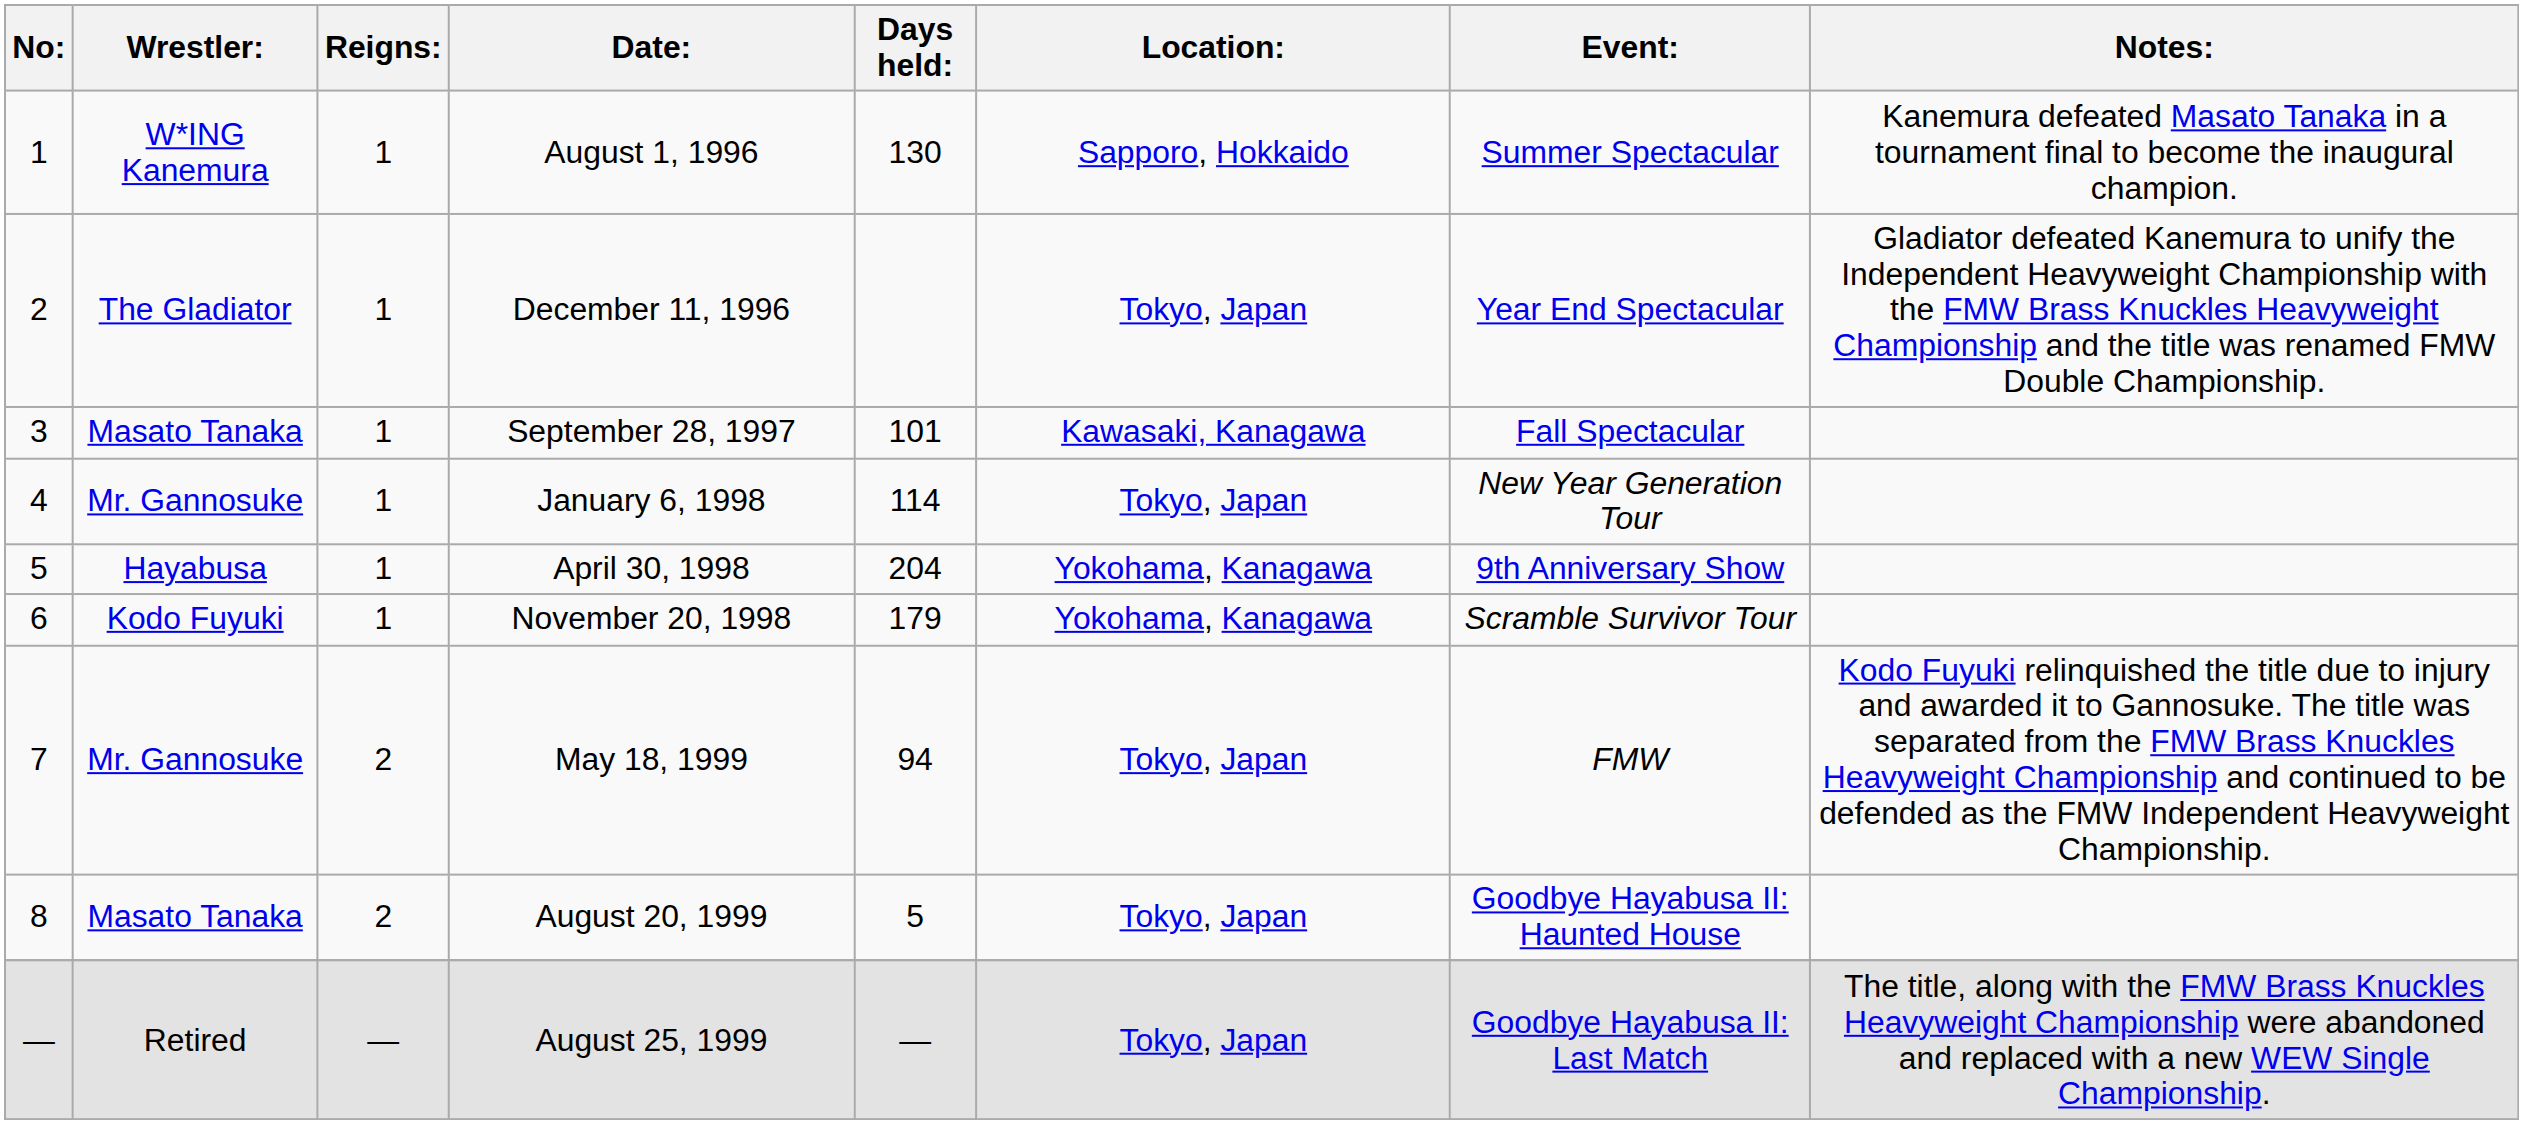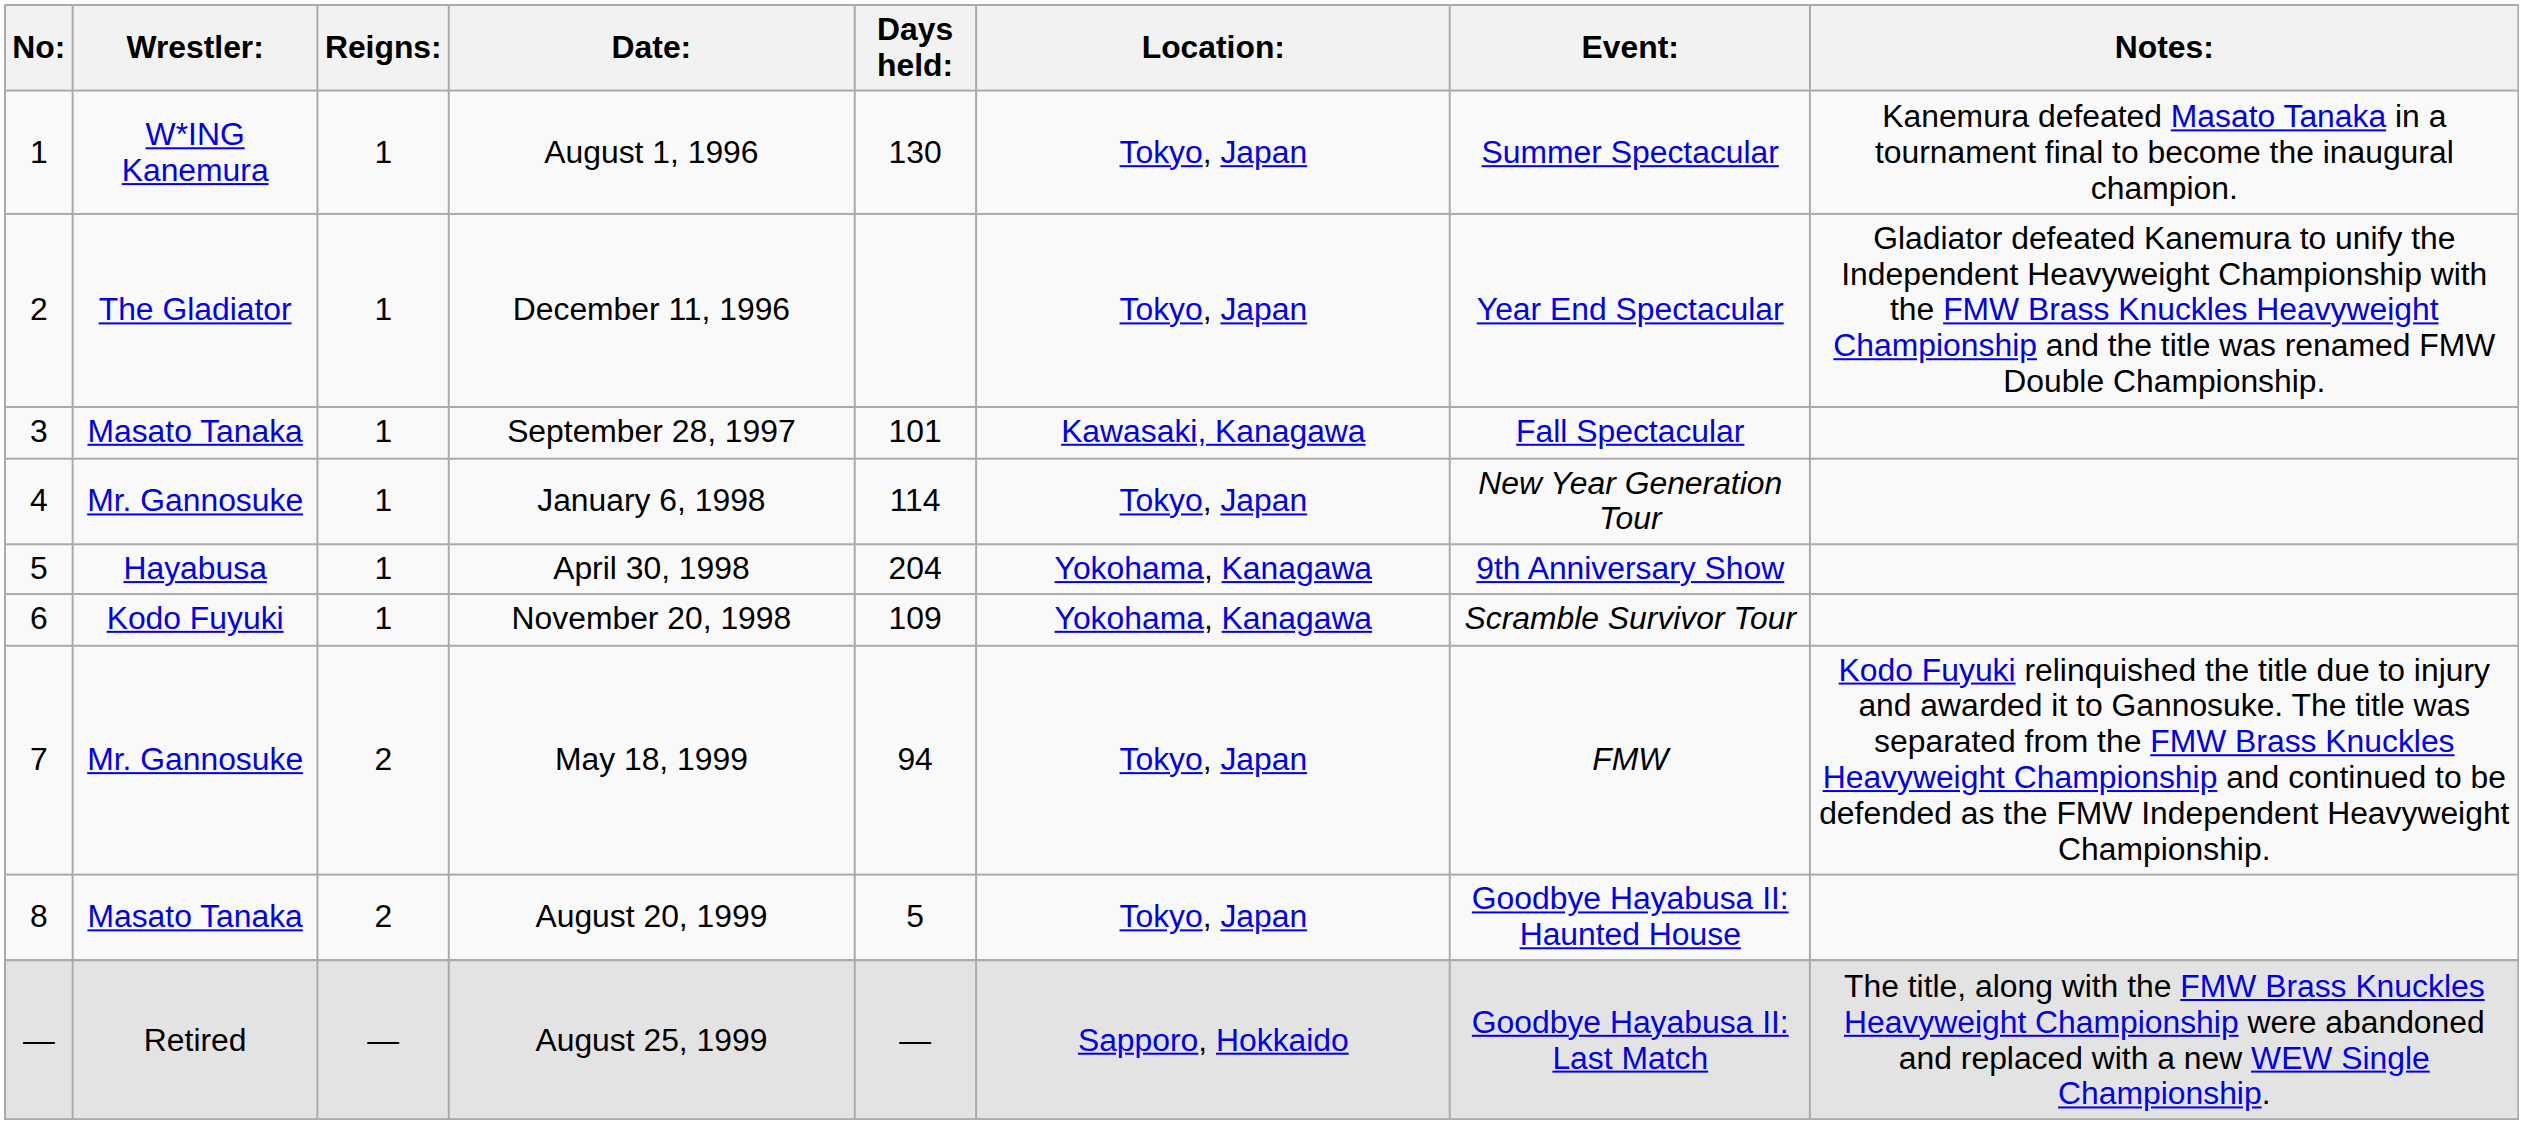(1213, 151) Sapporo, Hokkaido -> (1213, 151) Tokyo, Japan
(915, 619) 179 -> (915, 619) 109
(1213, 1039) Tokyo, Japan -> (1213, 1039) Sapporo, Hokkaido
